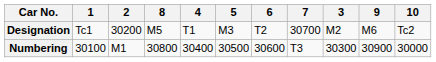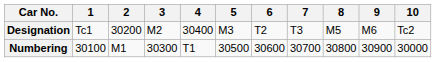columns swapped: (341, 13) <-> (162, 13)
(189, 30) T1 -> (198, 30) 30400
(305, 30) 30700 -> (296, 30) T3
(198, 48) 30400 -> (189, 48) T1
(296, 48) T3 -> (305, 48) 30700
